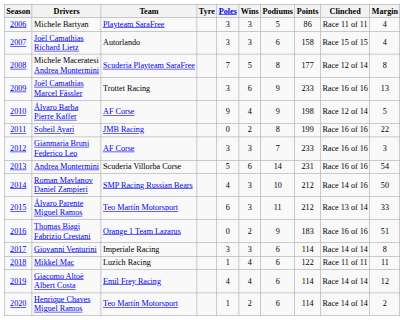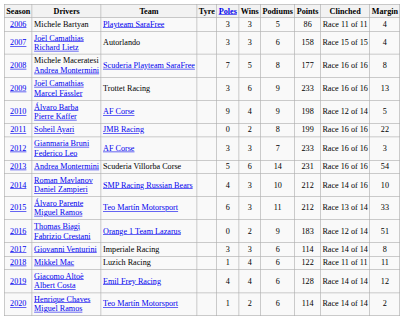(345, 65) Race 12 of 14 -> (345, 65) Race 16 of 16
(385, 184) 50 -> (385, 184) 10
(345, 230) Race 16 of 16 -> (345, 230) Race 12 of 14
(308, 280) 114 -> (308, 280) 128
